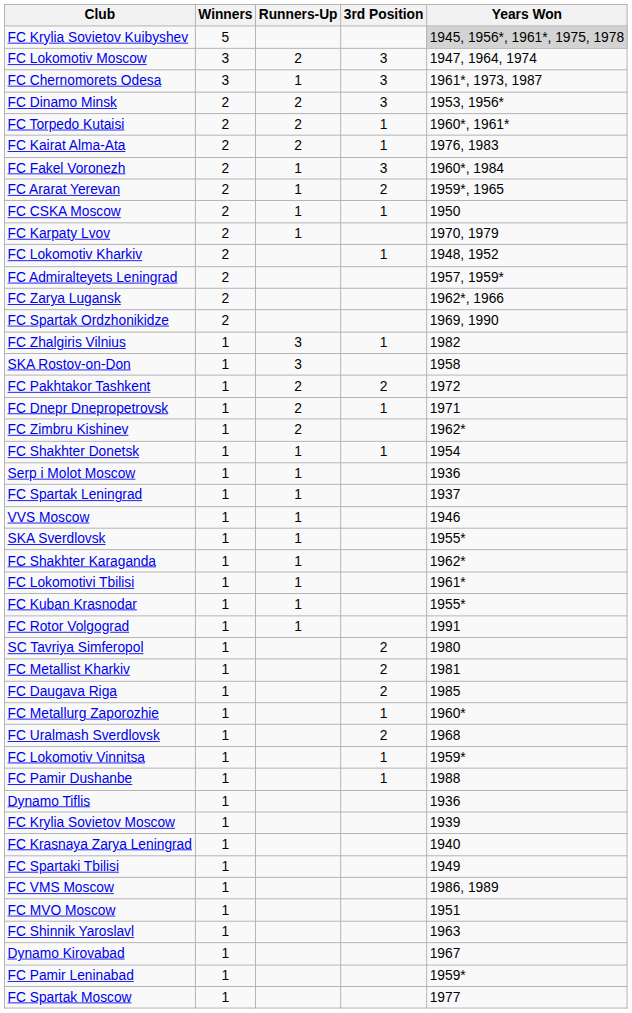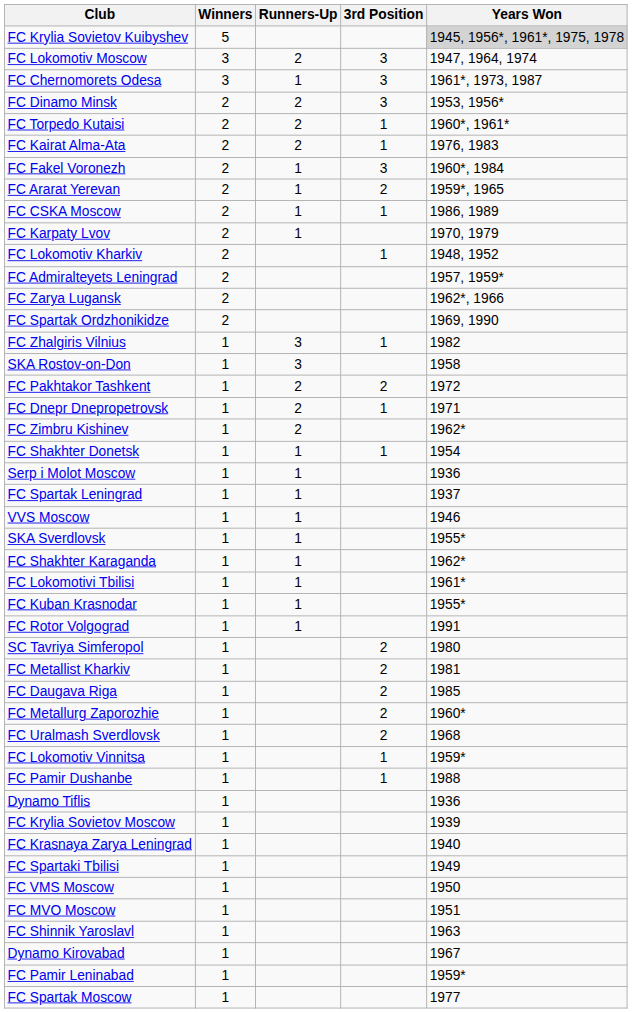(445, 211) 1950 -> (464, 211) 1986, 1989
(384, 713) 1 -> (384, 713) 2
(464, 888) 1986, 1989 -> (445, 888) 1950
